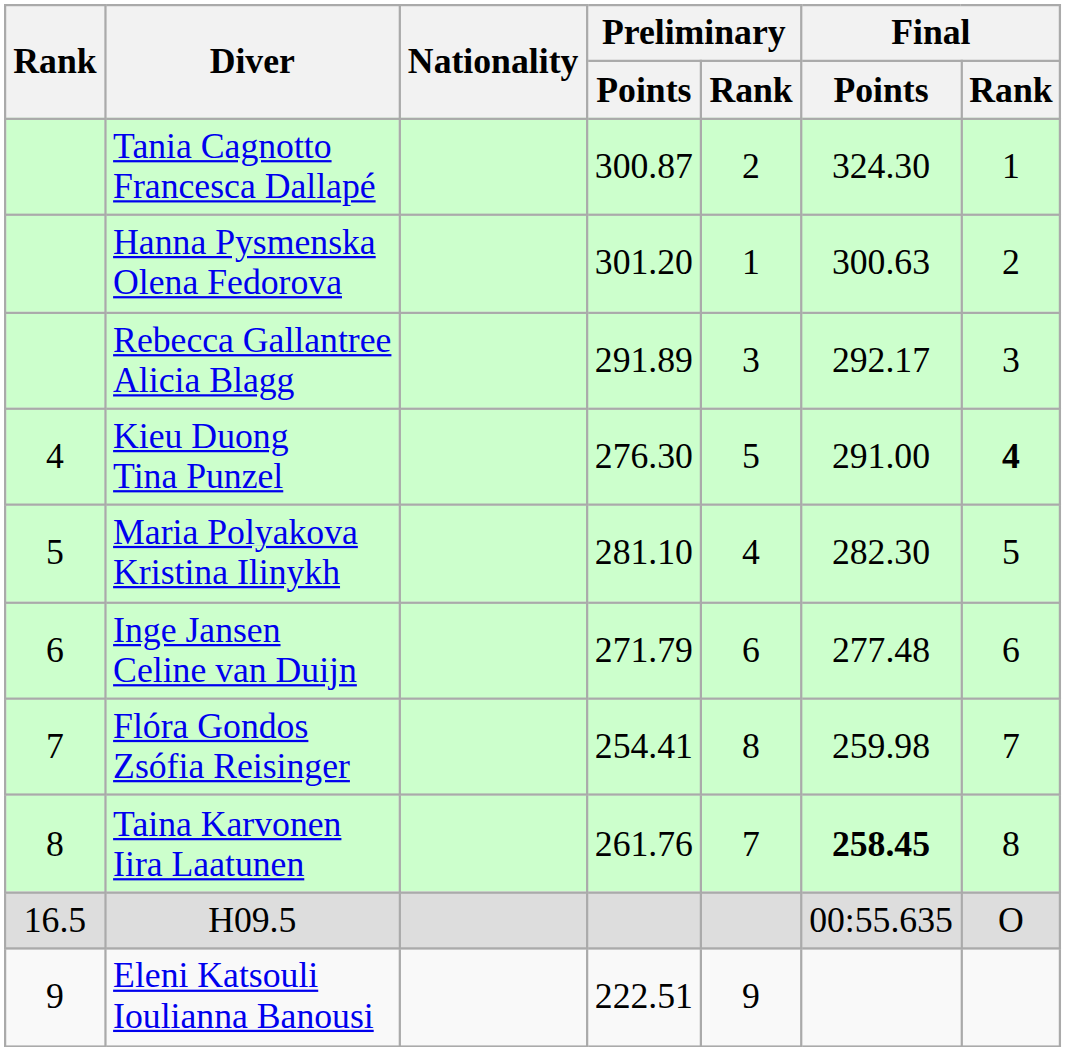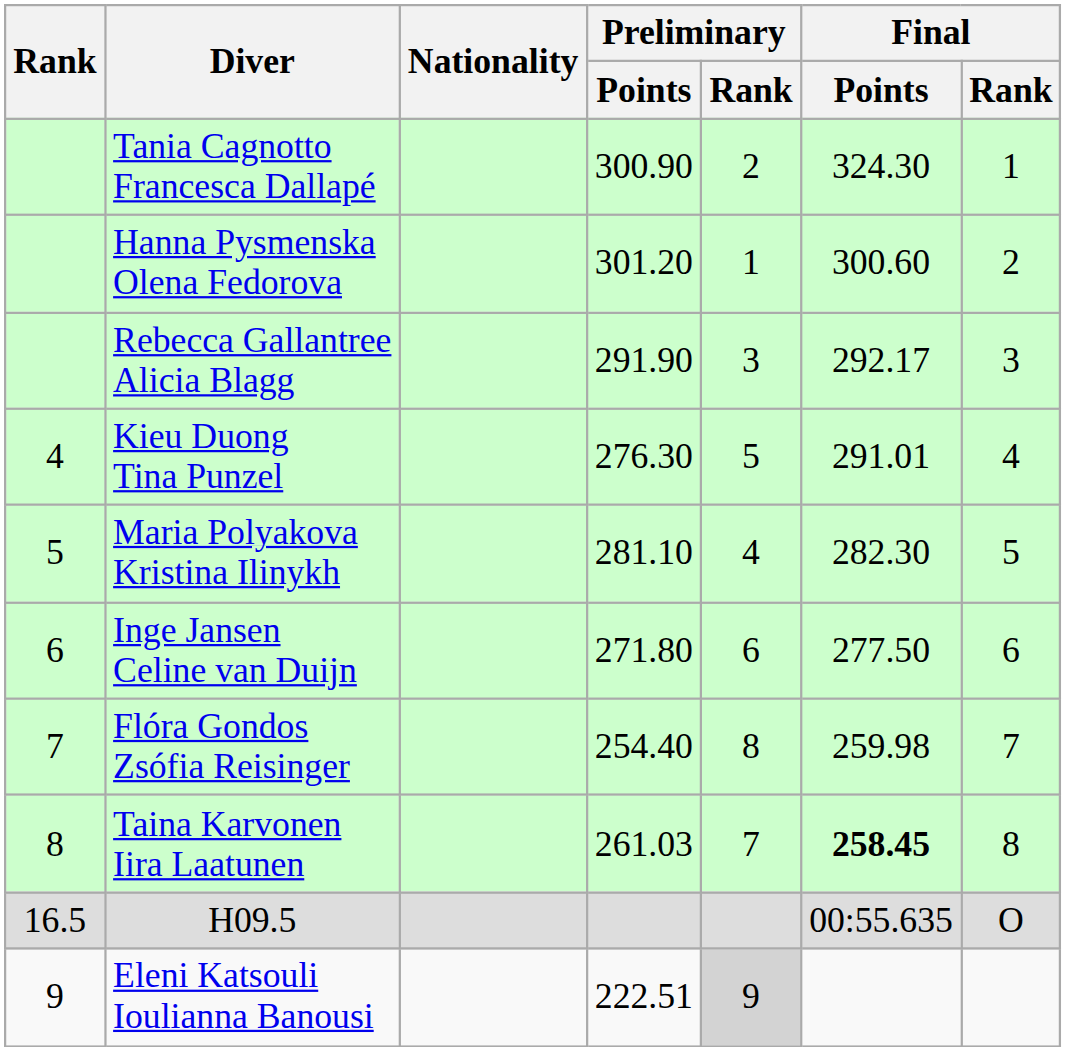(644, 166) 300.87 -> (644, 166) 300.90
(881, 262) 300.63 -> (881, 262) 300.60
(644, 359) 291.89 -> (644, 359) 291.90
(881, 456) 291.00 -> (881, 456) 291.01
(1011, 456) bold -> (1011, 456) normal
(644, 649) 271.79 -> (644, 649) 271.80
(881, 649) 277.48 -> (881, 649) 277.50
(644, 746) 254.41 -> (644, 746) 254.40
(644, 843) 261.76 -> (644, 843) 261.03
(751, 996) no background -> (751, 996) lightgrey background
